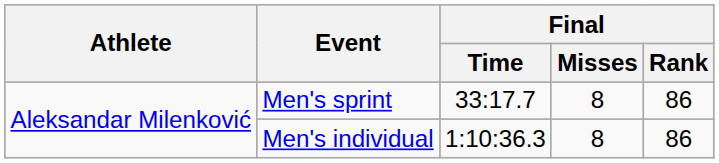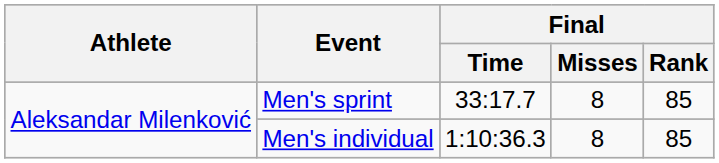(679, 101) 86 -> (679, 101) 85
(679, 139) 86 -> (679, 139) 85
